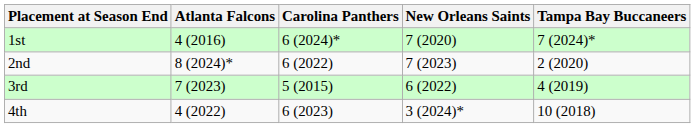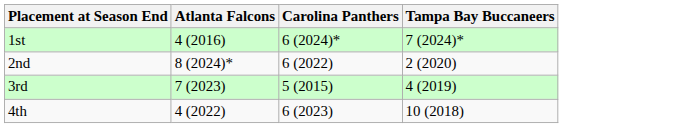- column: (468, 16)
